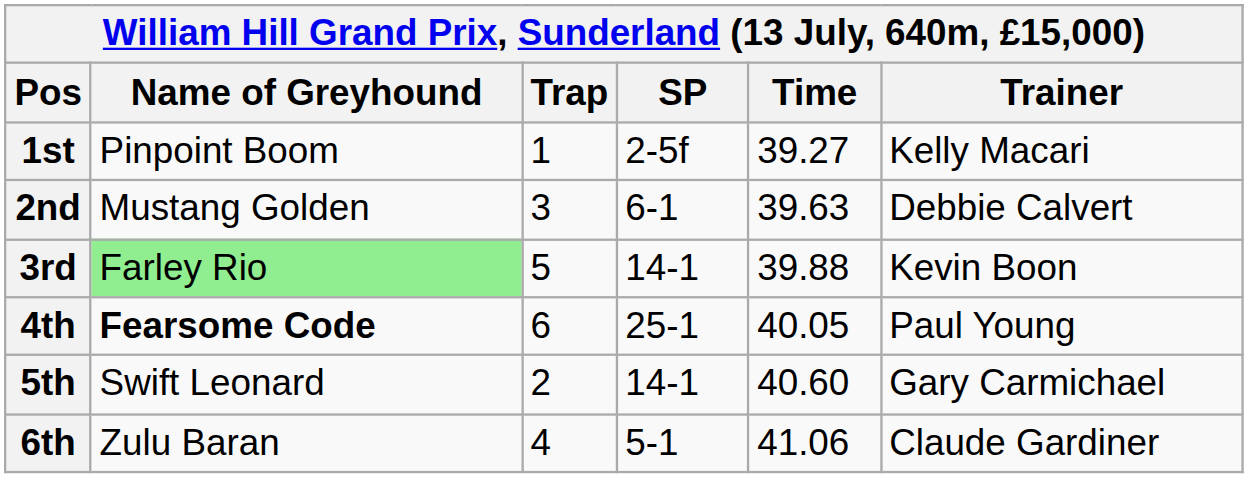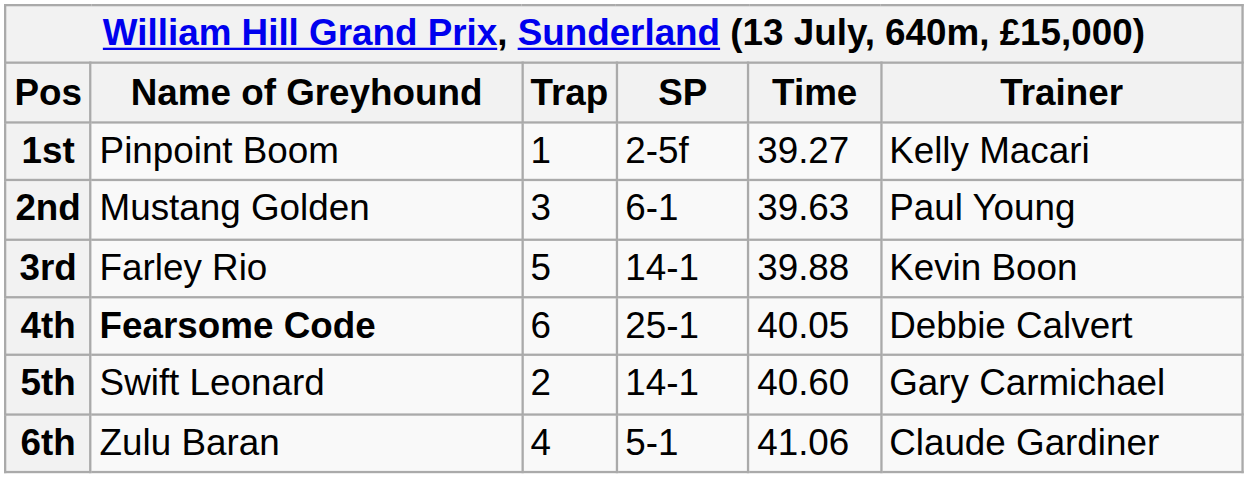(1011, 208) Debbie Calvert -> (982, 208) Paul Young
(183, 267) lightgreen background -> (183, 267) no background
(982, 325) Paul Young -> (1011, 325) Debbie Calvert
